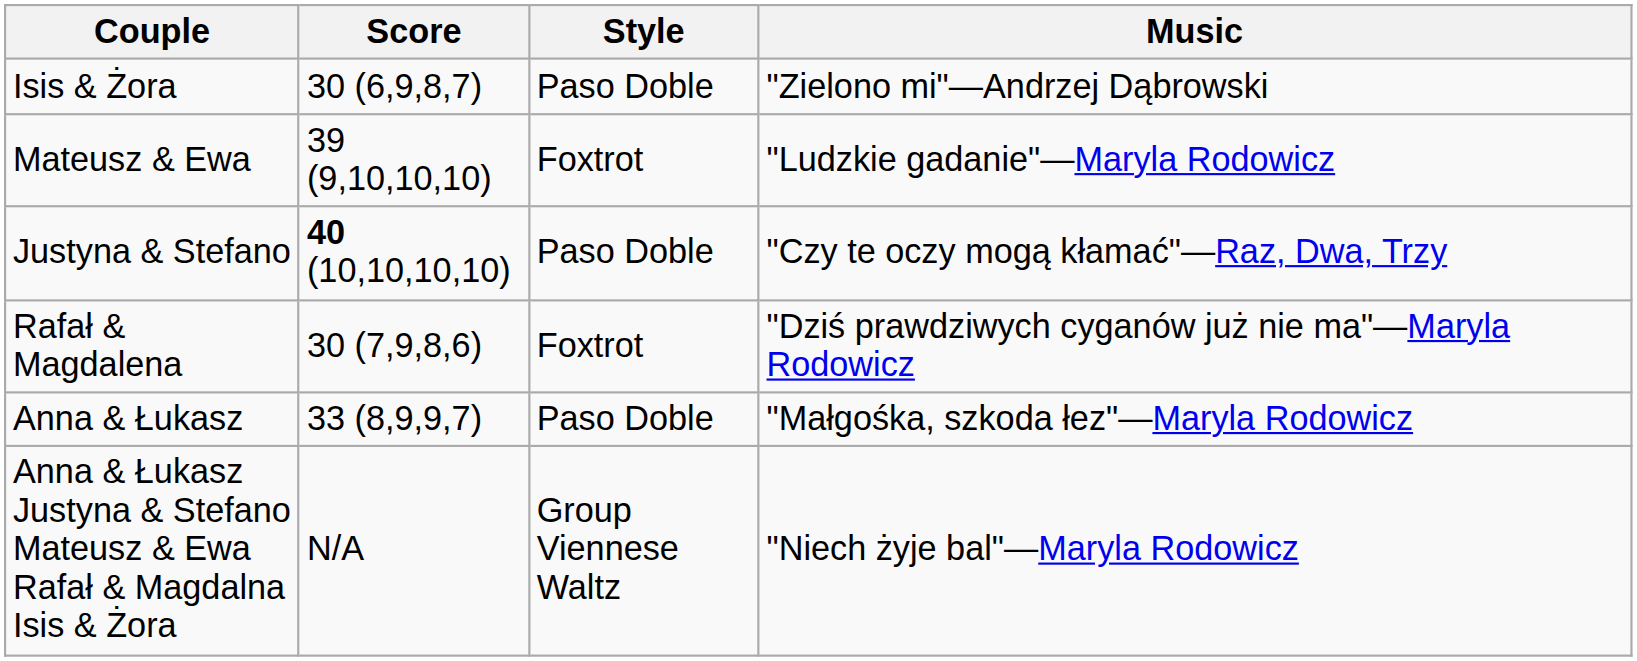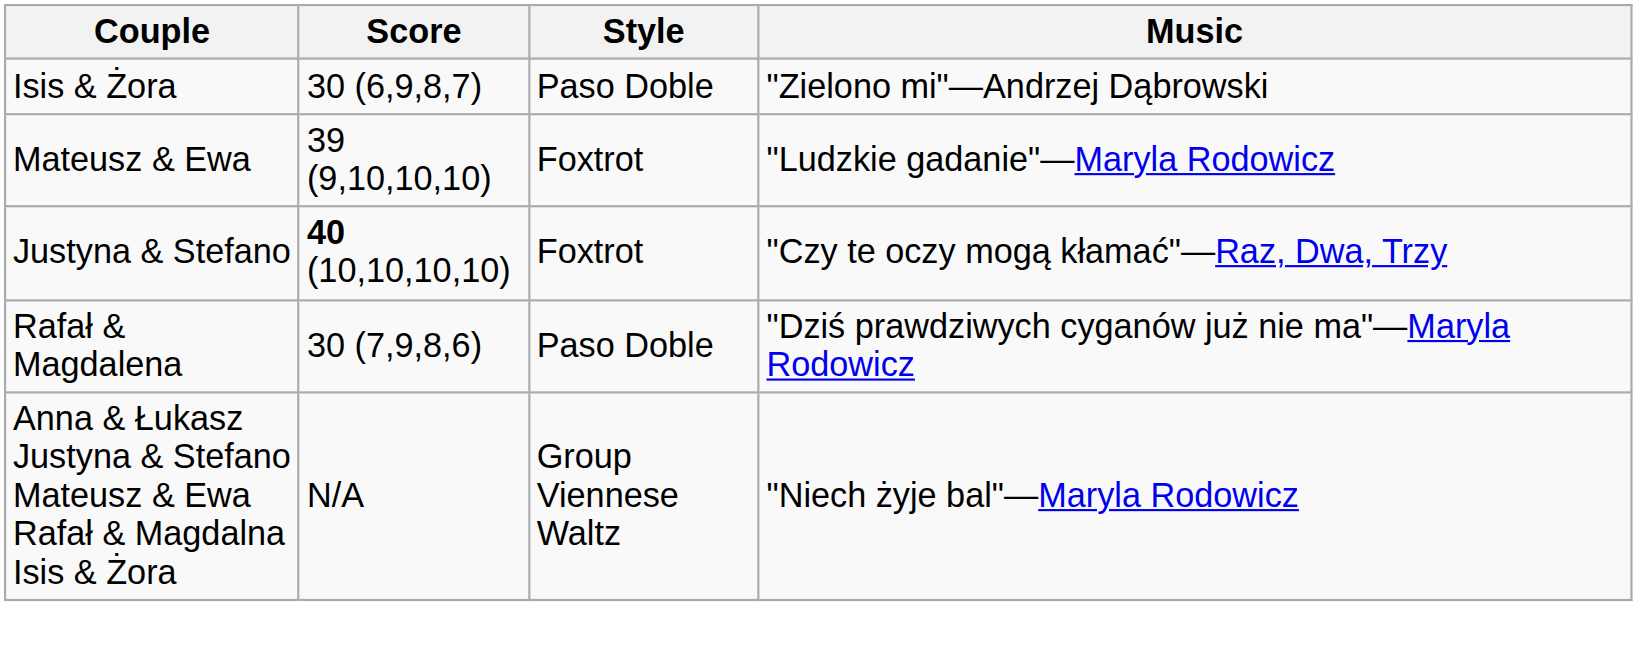(625, 252) Paso Doble -> (590, 252) Foxtrot
(590, 345) Foxtrot -> (625, 345) Paso Doble
- row: (128, 418)
